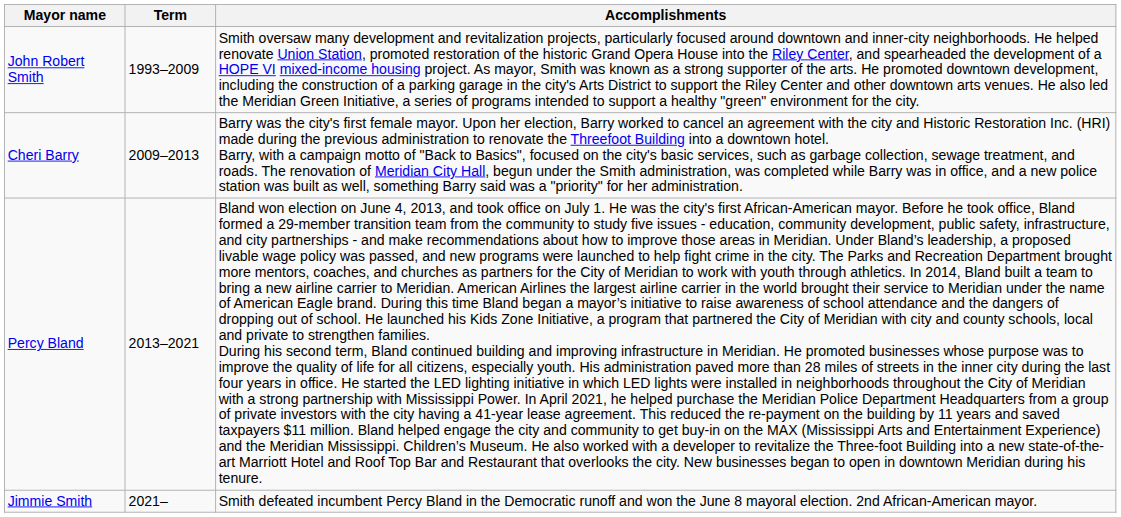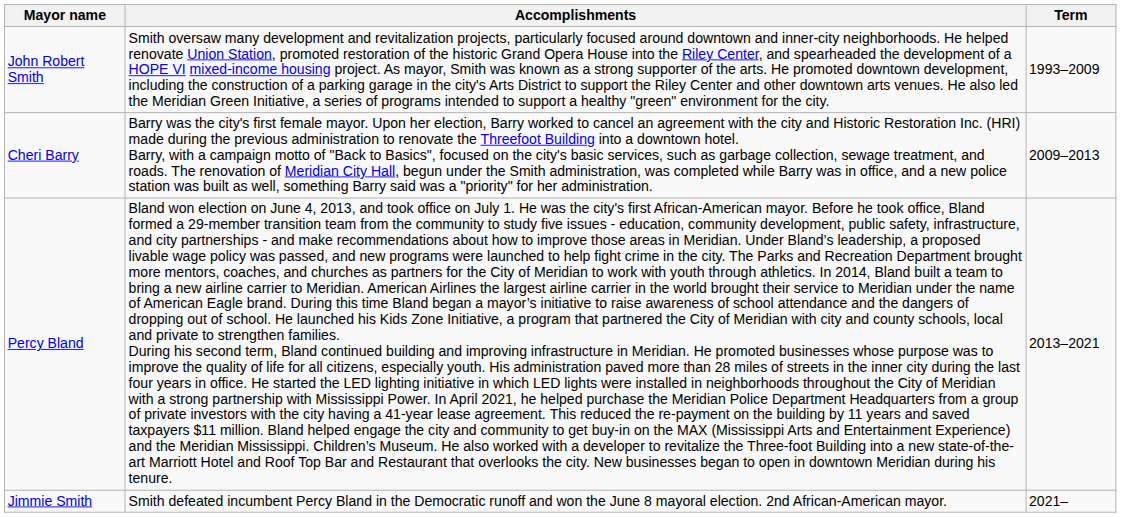columns swapped: (170, 15) <-> (666, 15)
